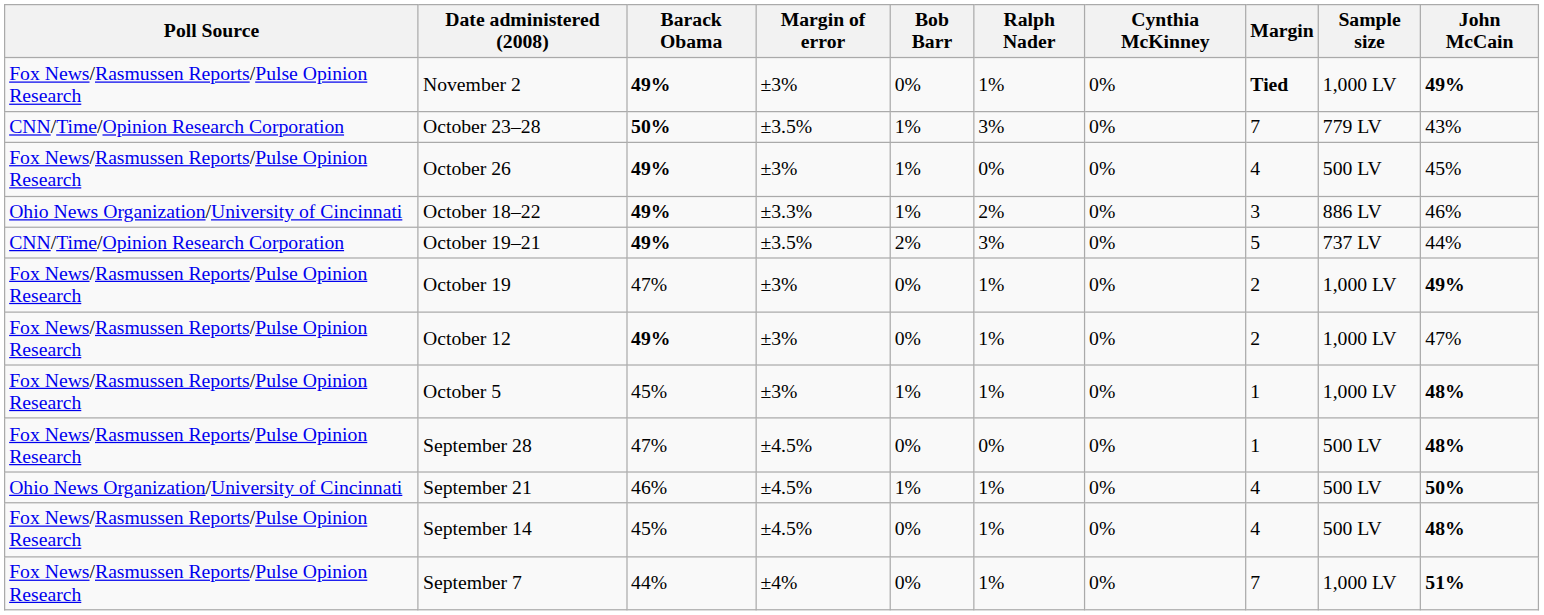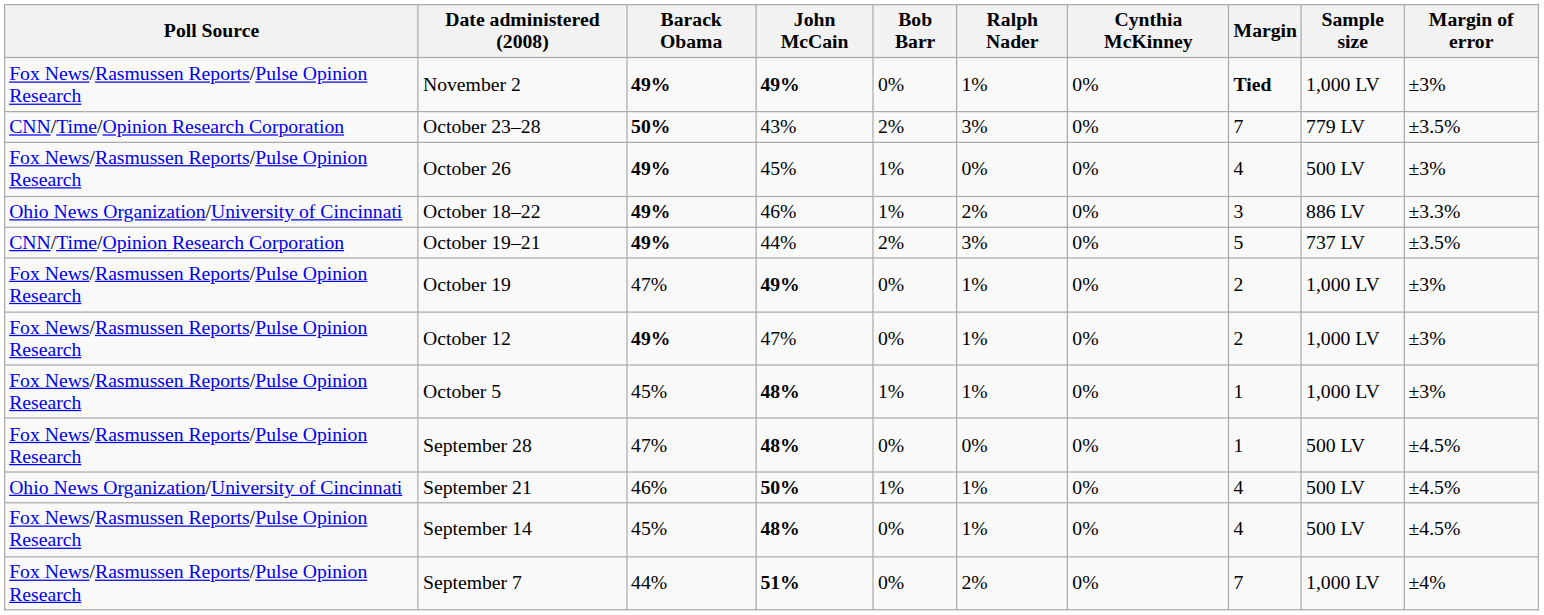columns swapped: (1480, 31) <-> (823, 31)
(908, 126) 1% -> (891, 126) 2%
(991, 582) 1% -> (975, 582) 2%
